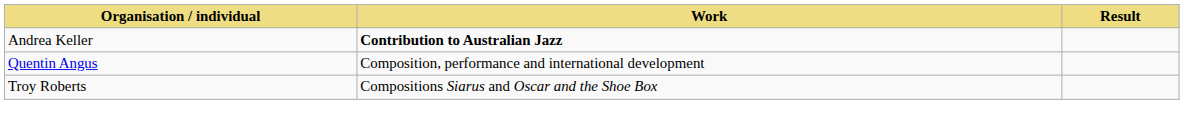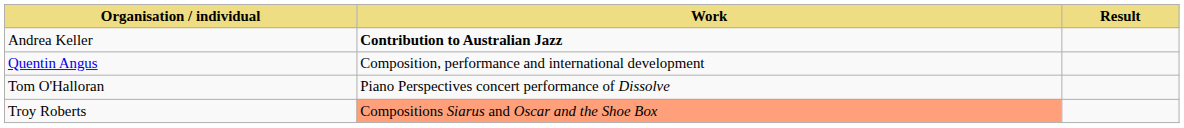+ row: (56, 87)
(509, 87) no background -> (509, 110) lightsalmon background
